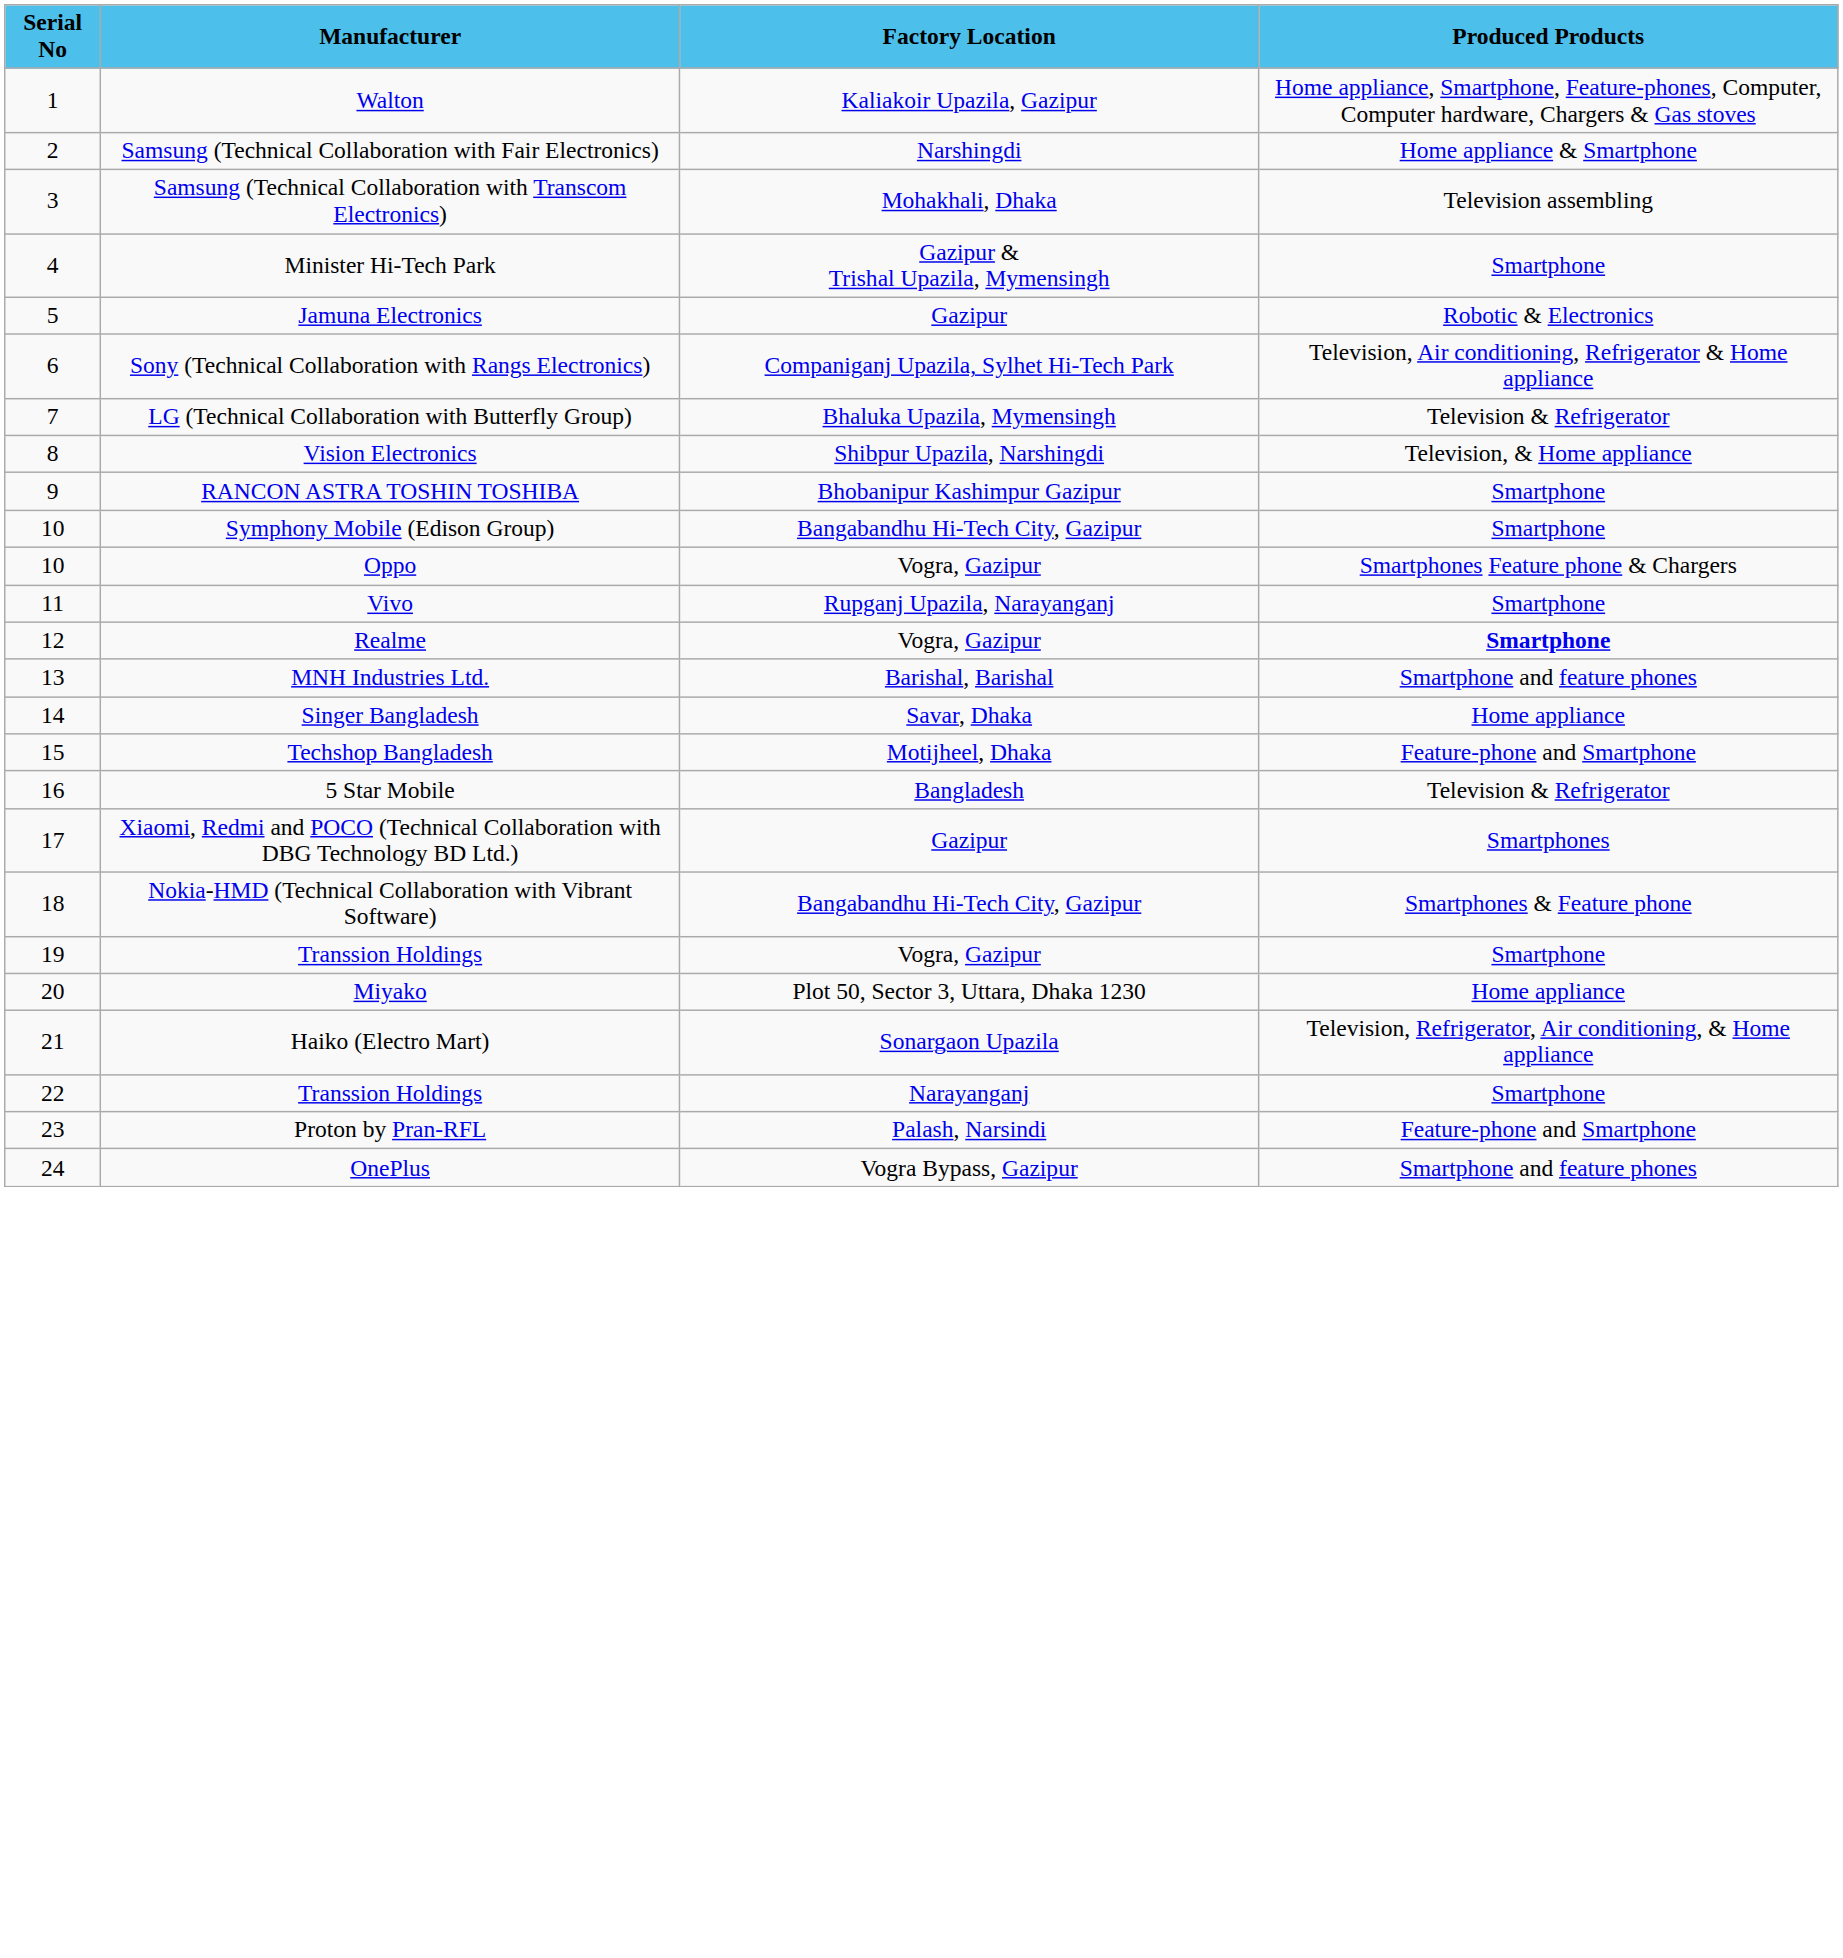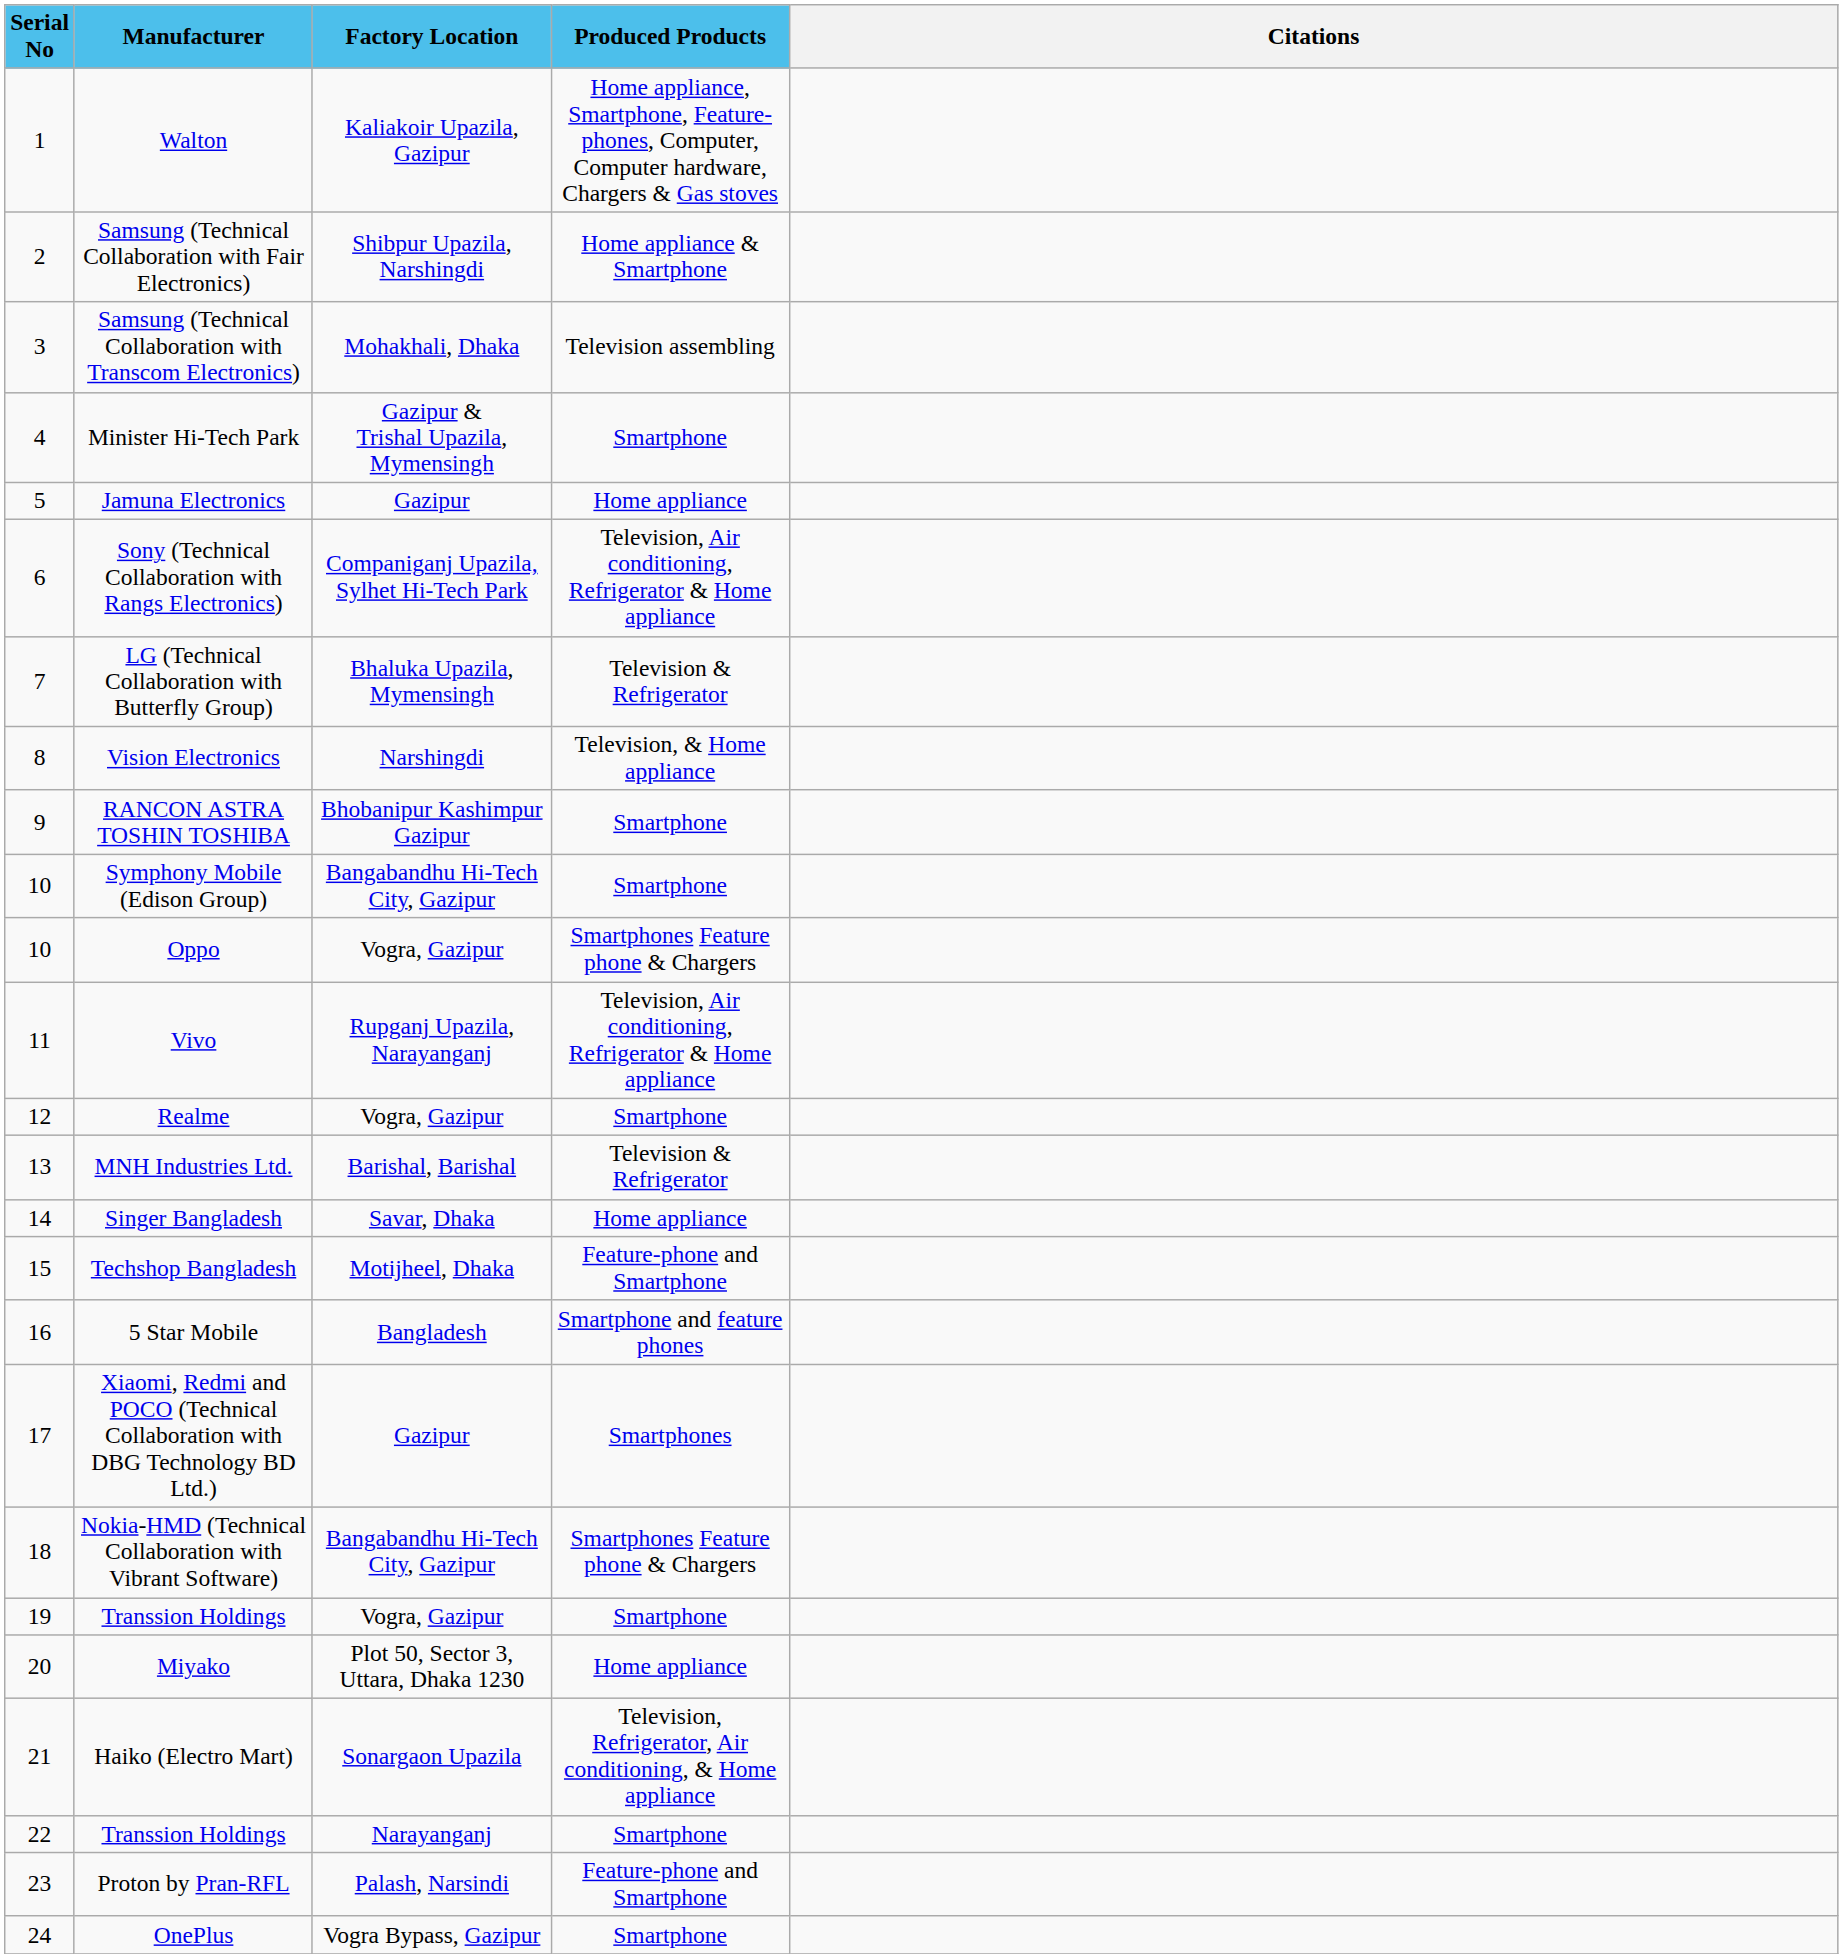+ column: (1314, 36)
(969, 150) Narshingdi -> (432, 256) Shibpur Upazila, Narshingdi
(1548, 315) Robotic & Electronics -> (670, 500) Home appliance
(969, 453) Shibpur Upazila, Narshingdi -> (432, 758) Narshingdi
(1548, 603) Smartphone -> (670, 1039) Television, Air conditioning, Refrigerator & Home appliance
(1548, 640) bold -> (670, 1116) normal
(1548, 677) Smartphone and feature phones -> (670, 1167) Television & Refrigerator
(1548, 789) Television & Refrigerator -> (670, 1332) Smartphone and feature phones
(1548, 903) Smartphones & Feature phone -> (670, 1552) Smartphones Feature phone & Chargers
(1548, 1167) Smartphone and feature phones -> (670, 1934) Smartphone
